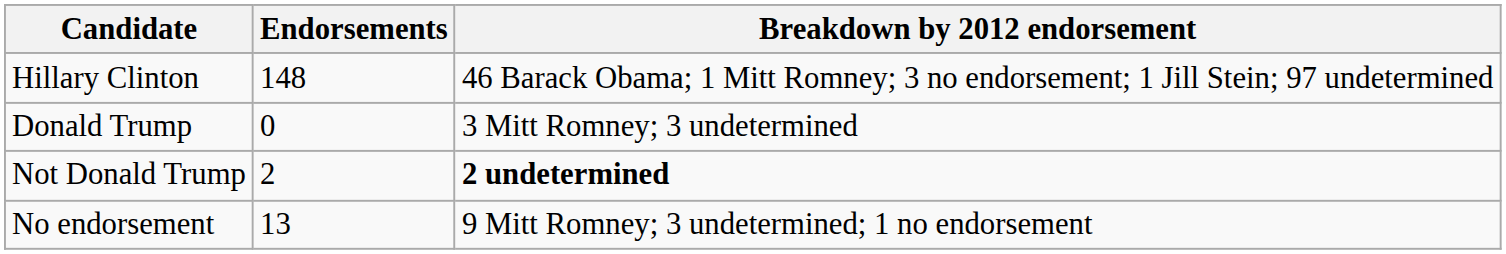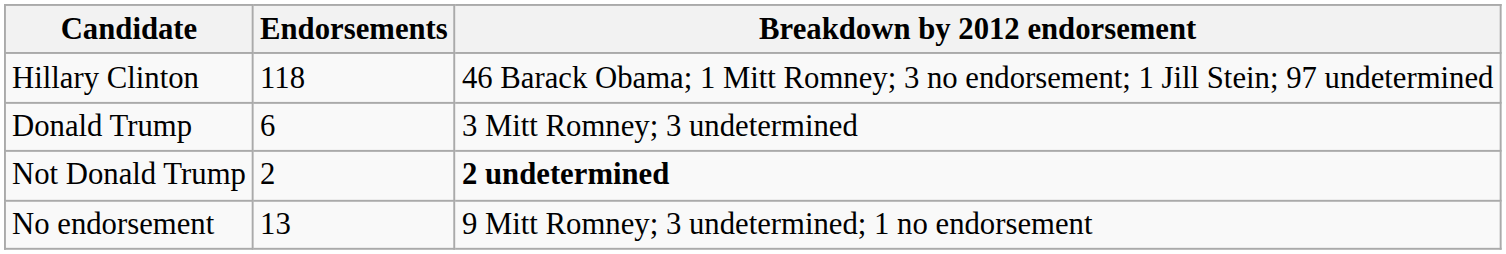(283, 77) 148 -> (283, 77) 118
(268, 126) 0 -> (268, 126) 6
